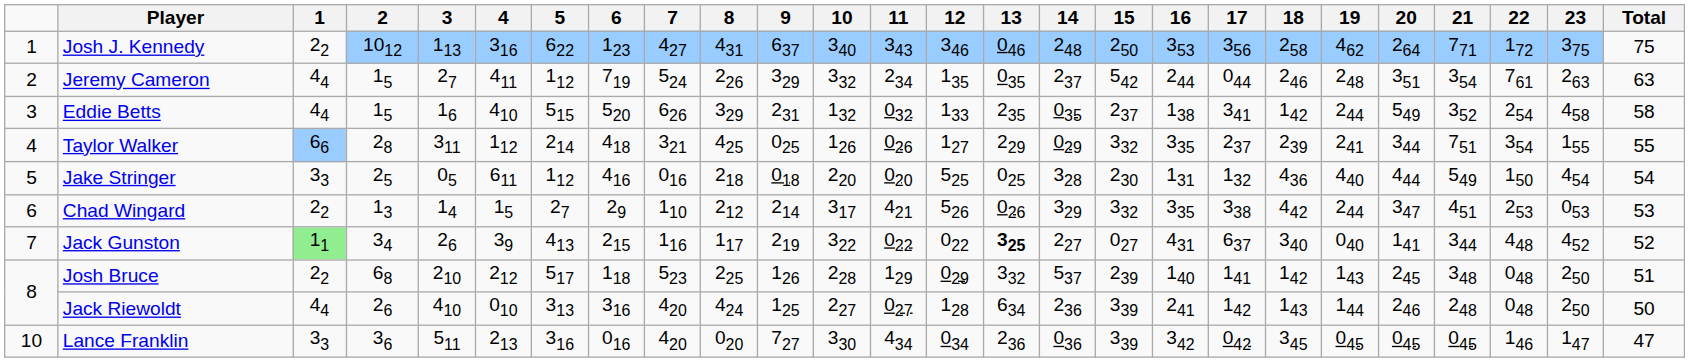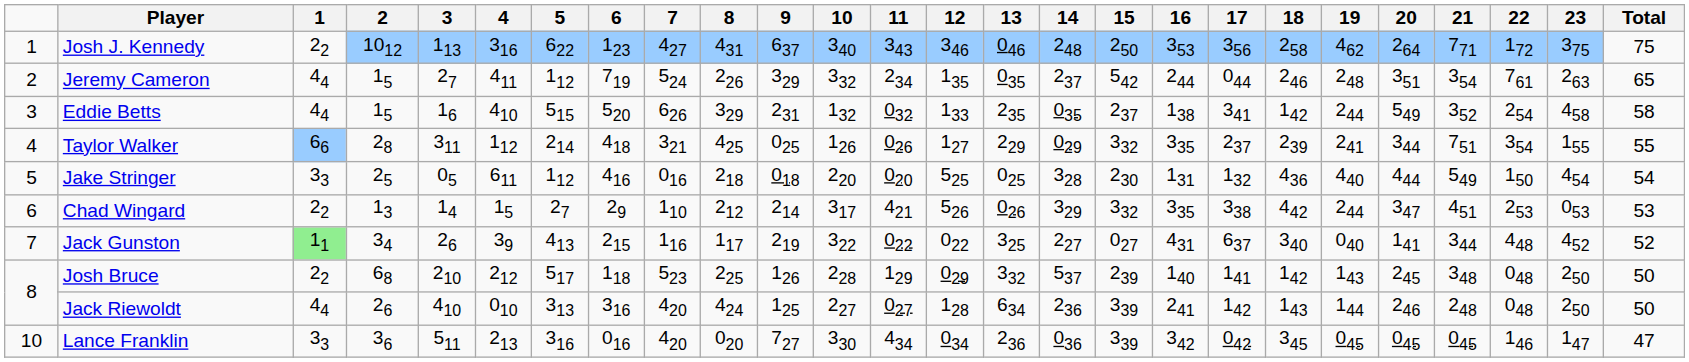(1644, 80) 63 -> (1644, 80) 65
(1011, 242) bold -> (1011, 242) normal
(1644, 276) 51 -> (1644, 276) 50
